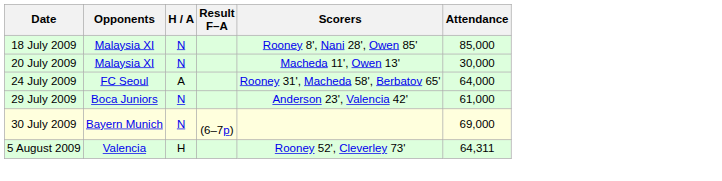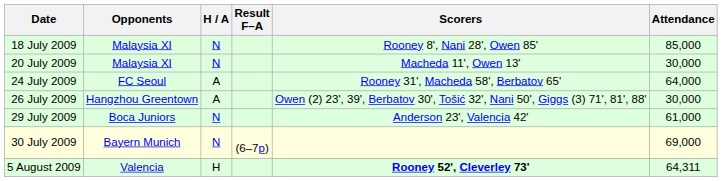+ row: (44, 99)
(340, 149) normal -> (461, 167) bold
